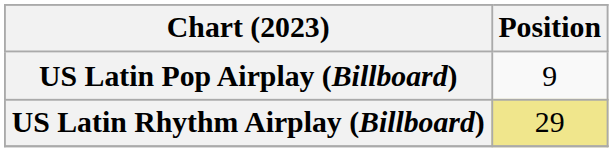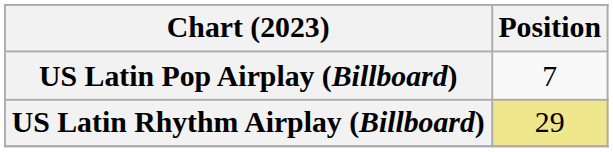(550, 75) 9 -> (550, 75) 7
